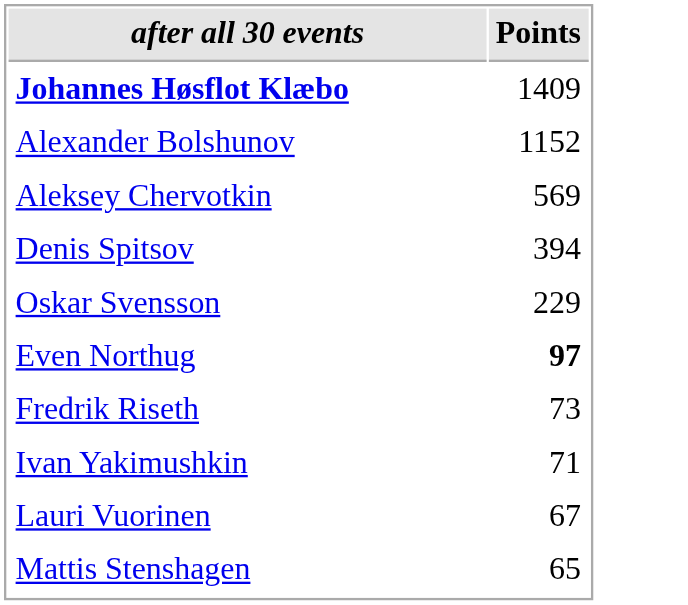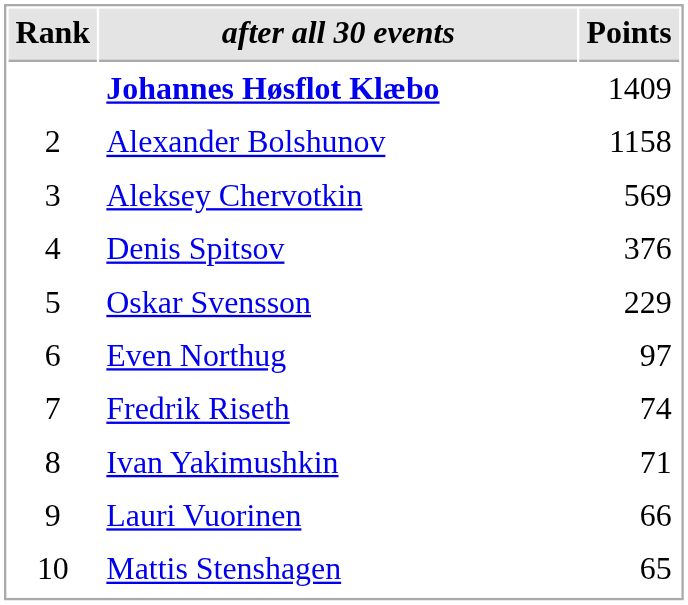+ column: (53, 33)
(550, 142) 1152 -> (640, 142) 1158
(557, 249) 394 -> (648, 249) 376
(565, 355) bold -> (656, 355) normal
(565, 409) 73 -> (656, 409) 74
(565, 516) 67 -> (656, 516) 66
